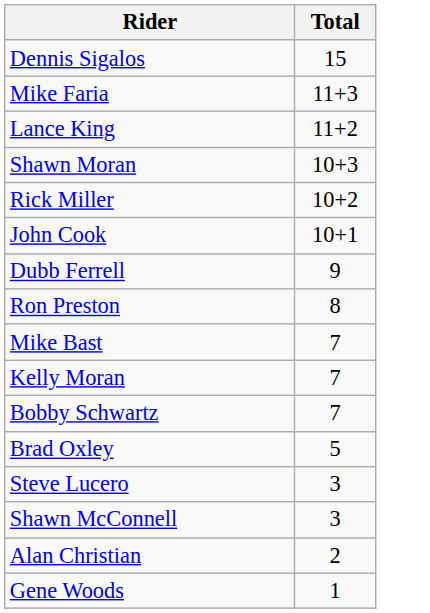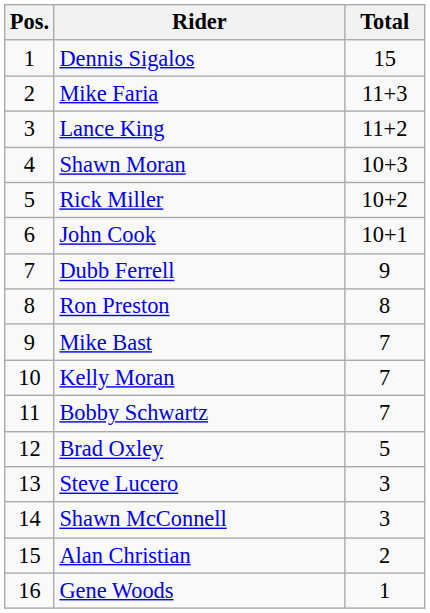+ column: (29, 22)
